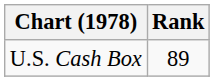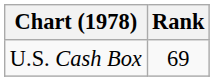(178, 57) 89 -> (178, 57) 69
